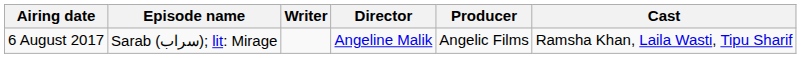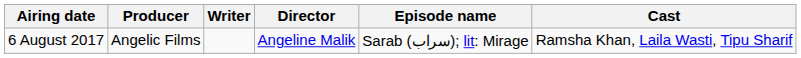columns swapped: (194, 16) <-> (484, 16)
